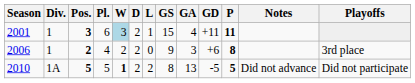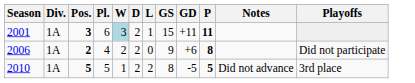- column: (188, 13)
(49, 31) 1 -> (53, 31) 1A
(49, 50) 1 -> (53, 50) 1A
(343, 50) 3rd place -> (342, 50) Did not participate
(124, 68) bold -> (124, 68) normal
(365, 68) Did not participate -> (320, 68) 3rd place
